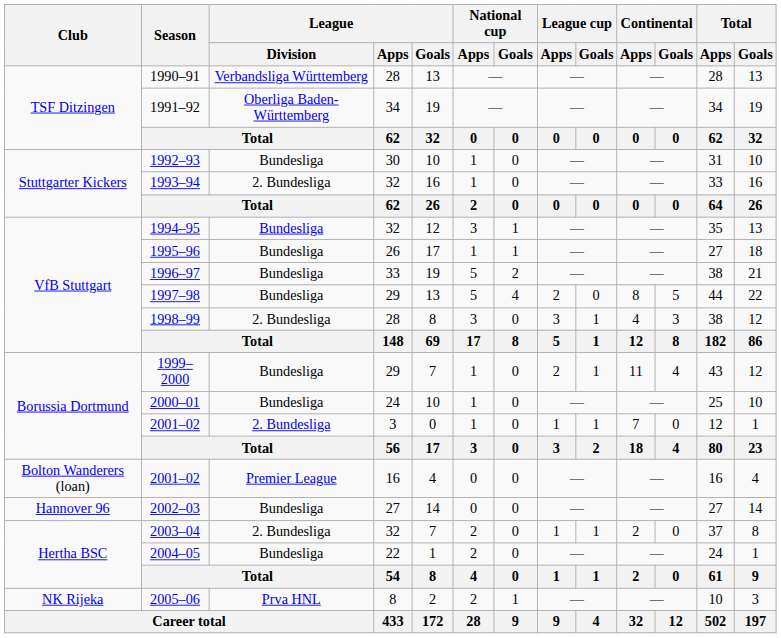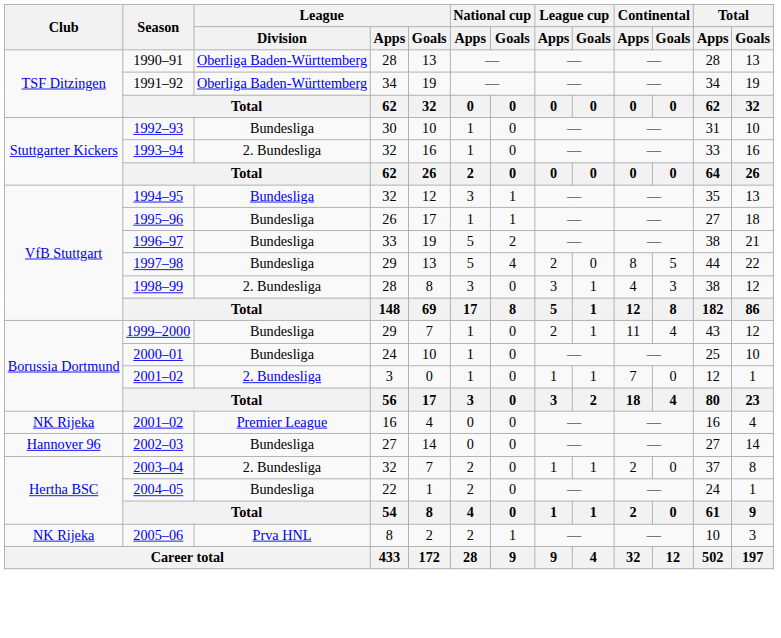(291, 76) Verbandsliga Württemberg -> (282, 60) Oberliga Baden-Württemberg
(73, 478) Bolton Wanderers (loan) -> (64, 422) NK Rijeka
